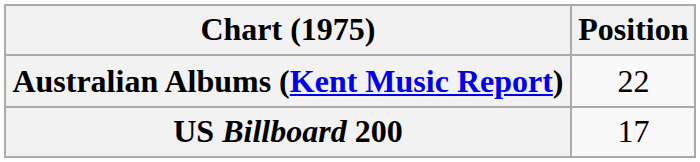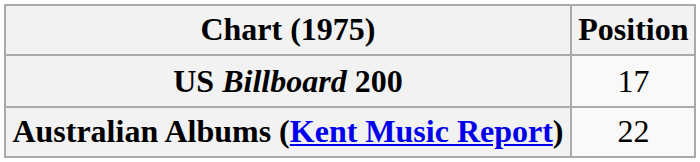rows swapped: (288, 80) <-> (288, 131)
